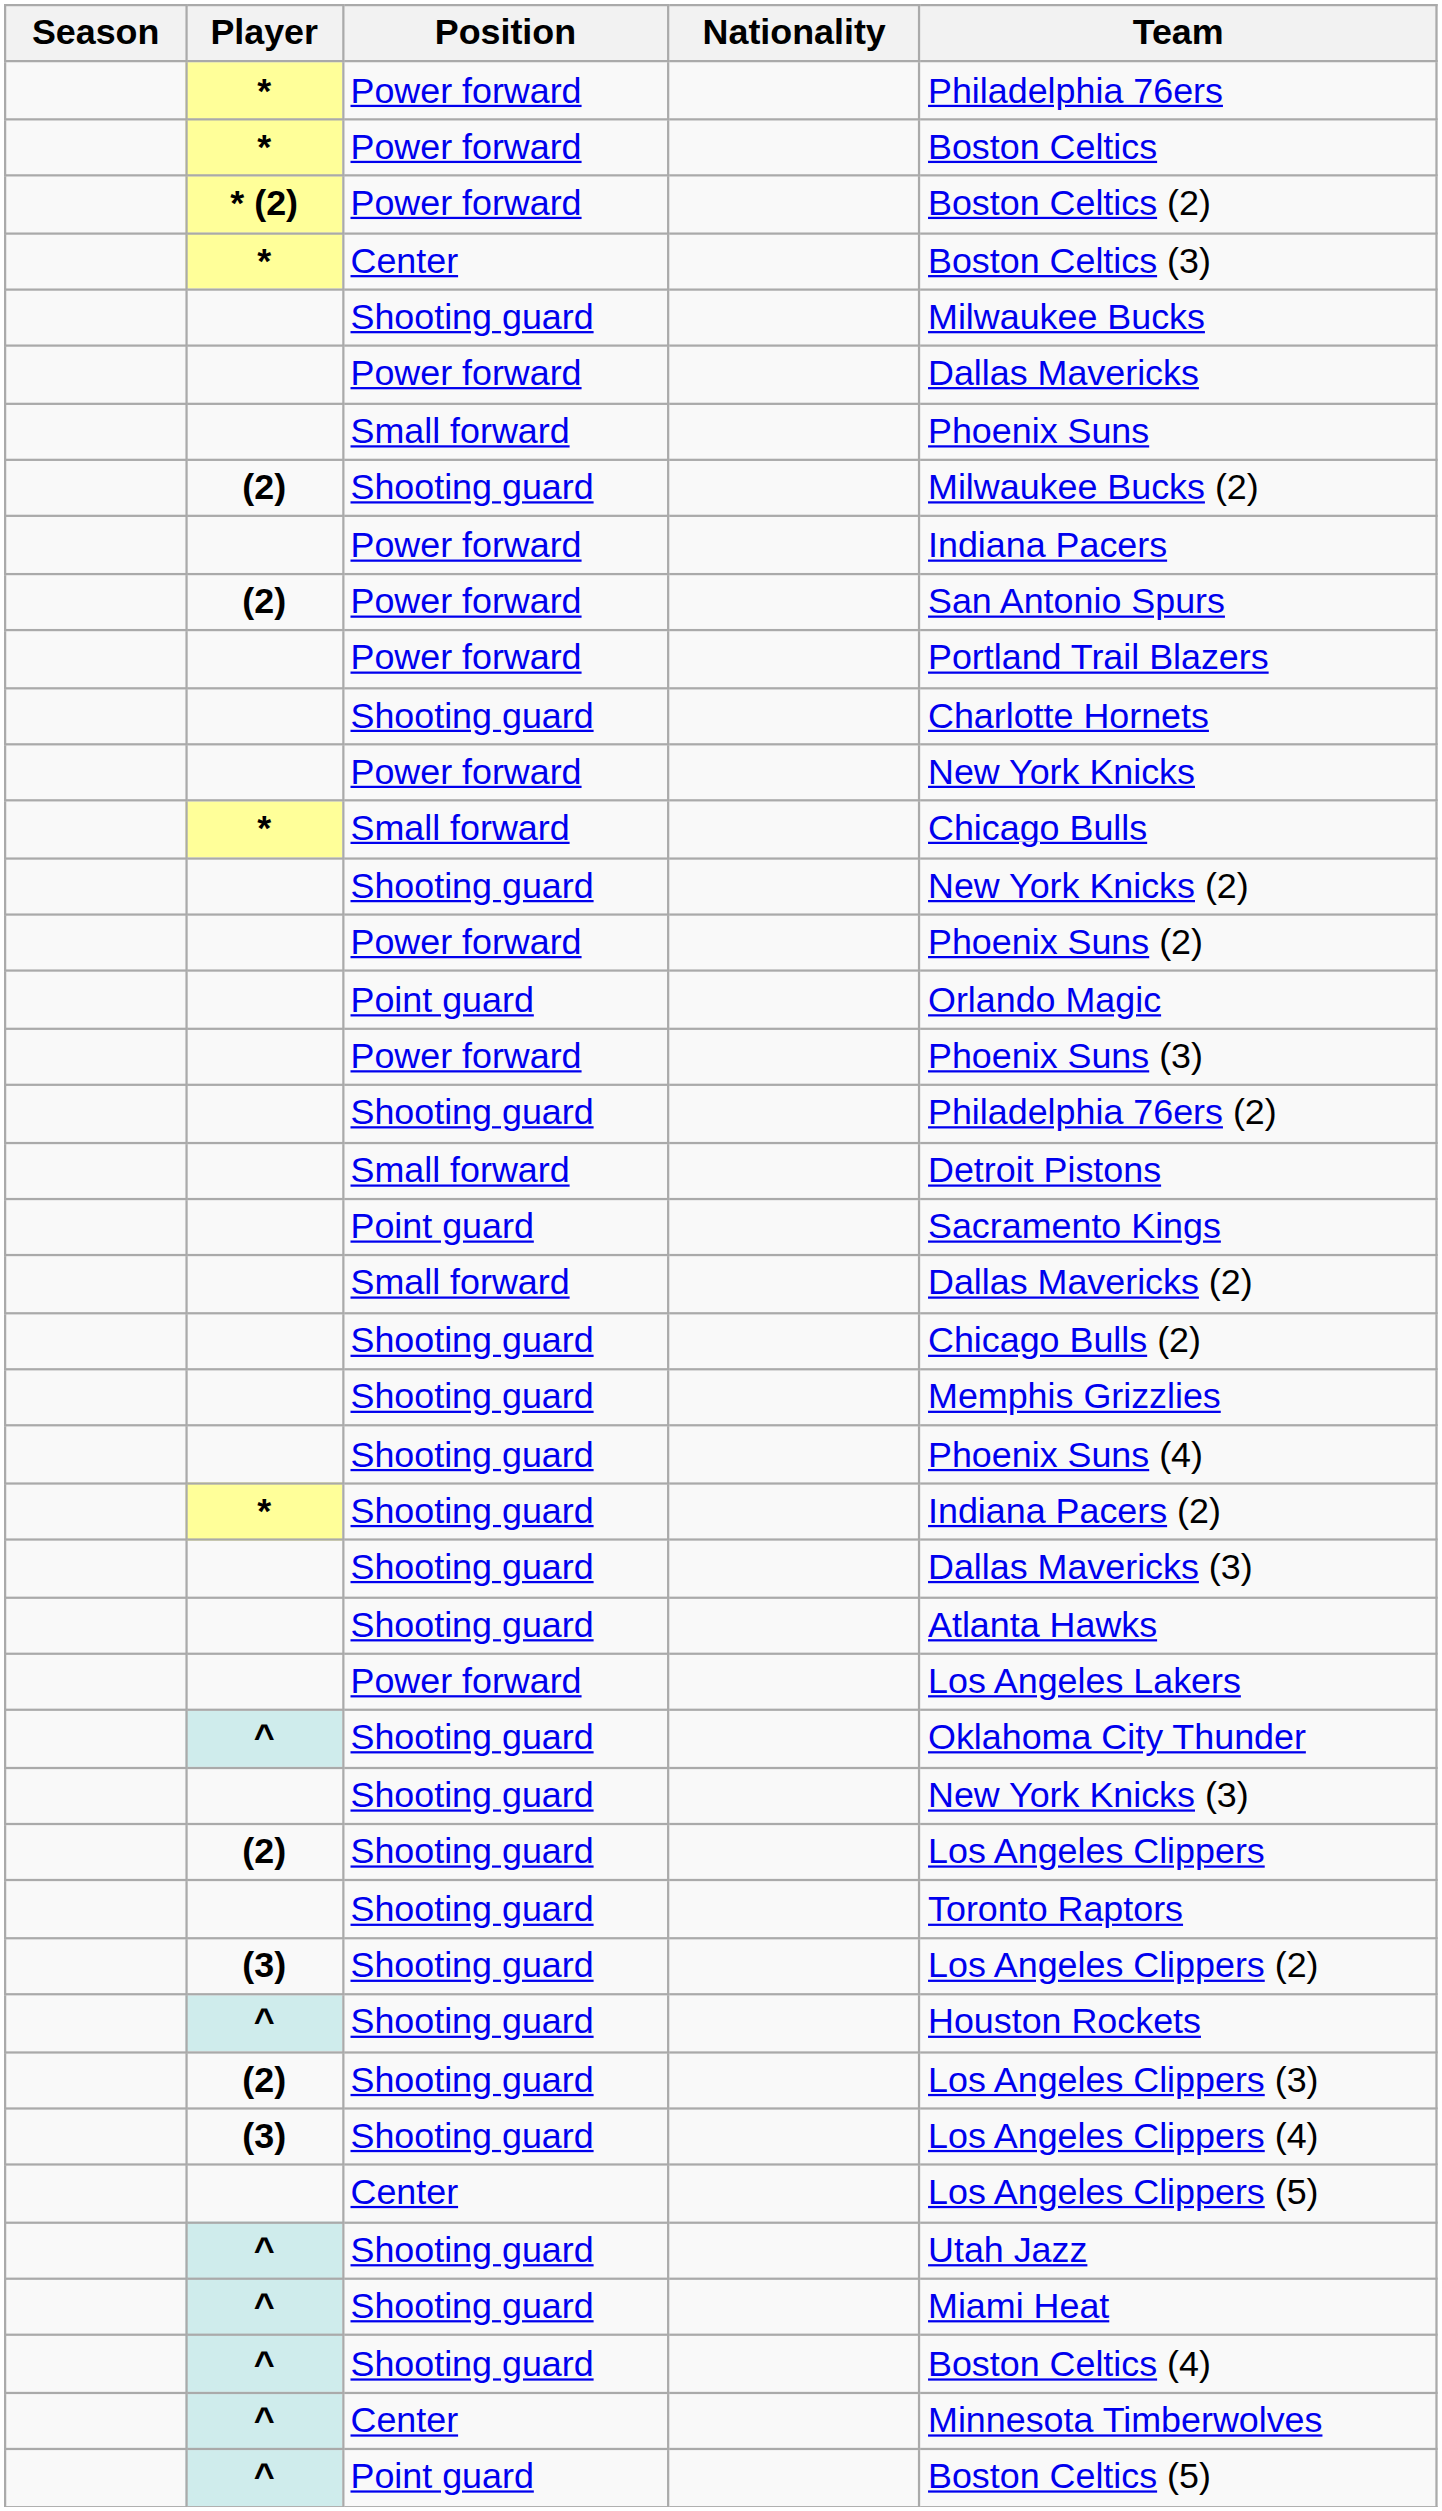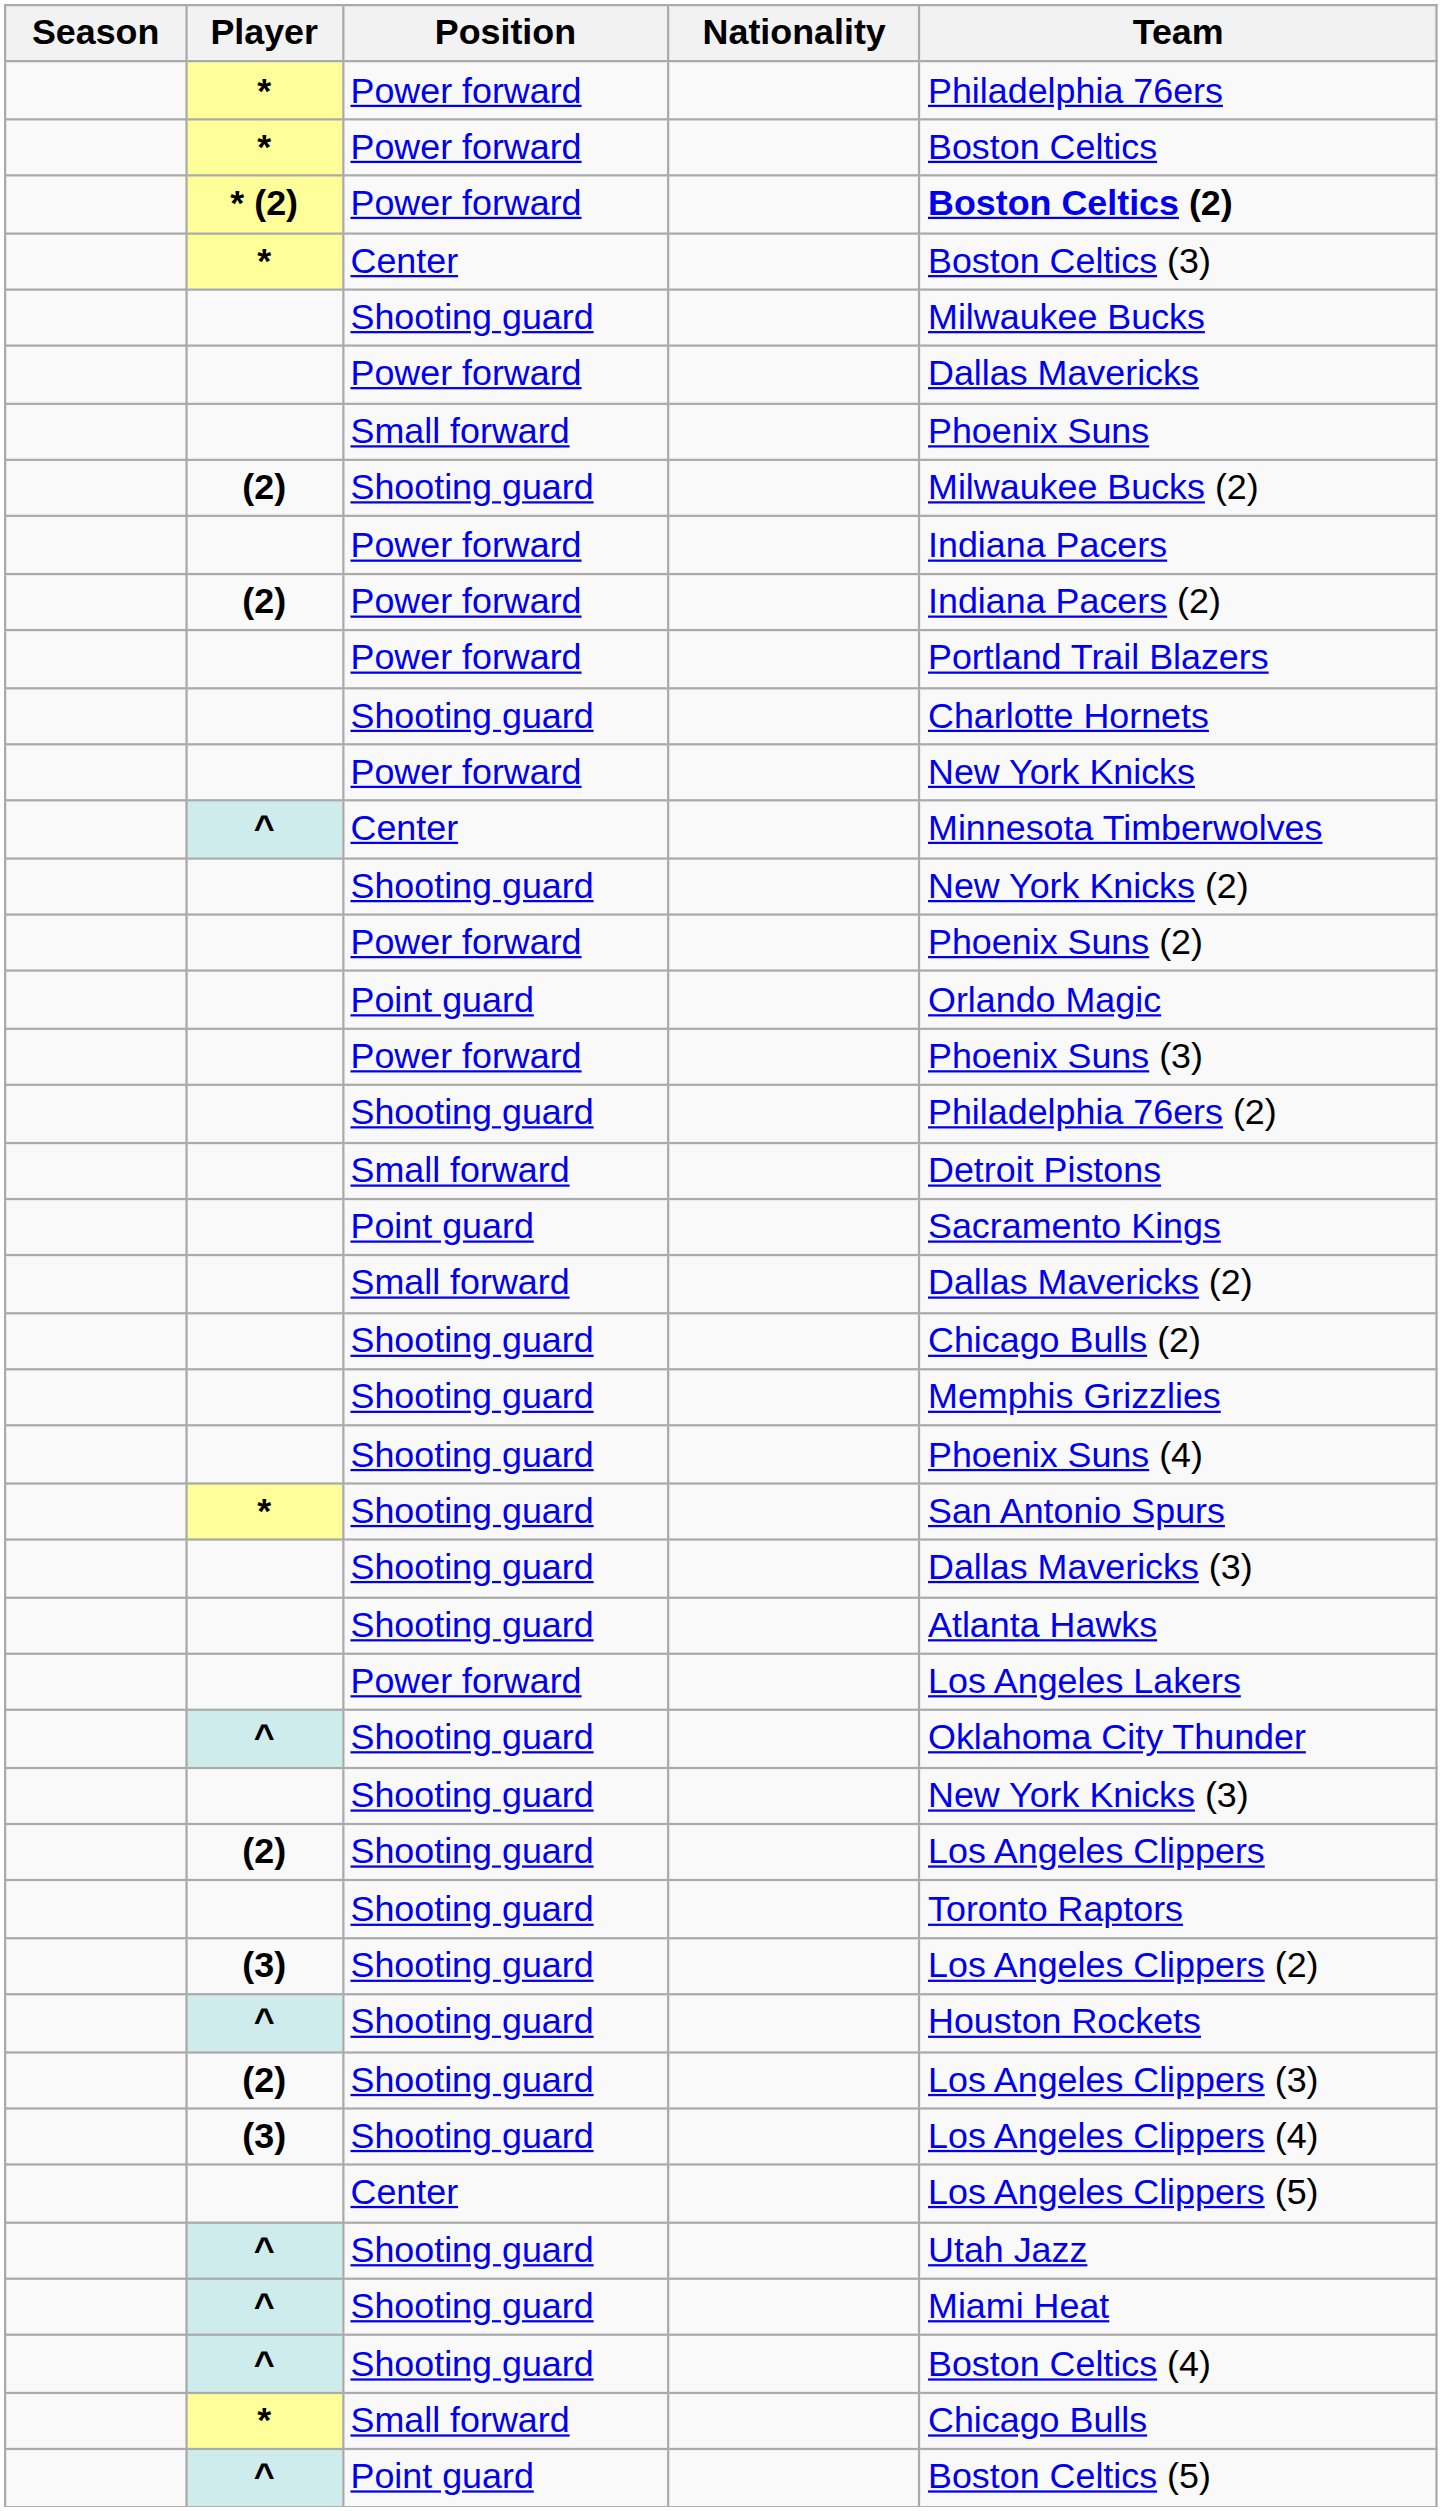(1069, 203) normal -> (1080, 203) bold
(1076, 601) San Antonio Spurs -> (1074, 601) Indiana Pacers (2)
rows swapped: (264, 828) <-> (264, 2420)
(1074, 1510) Indiana Pacers (2) -> (1076, 1510) San Antonio Spurs
